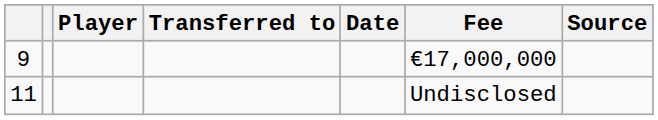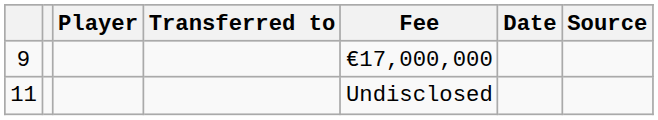columns swapped: (483, 23) <-> (373, 23)
